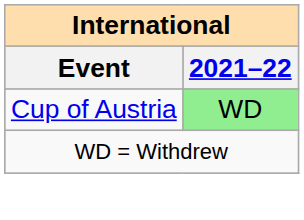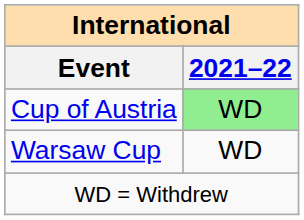+ row: (86, 151)
